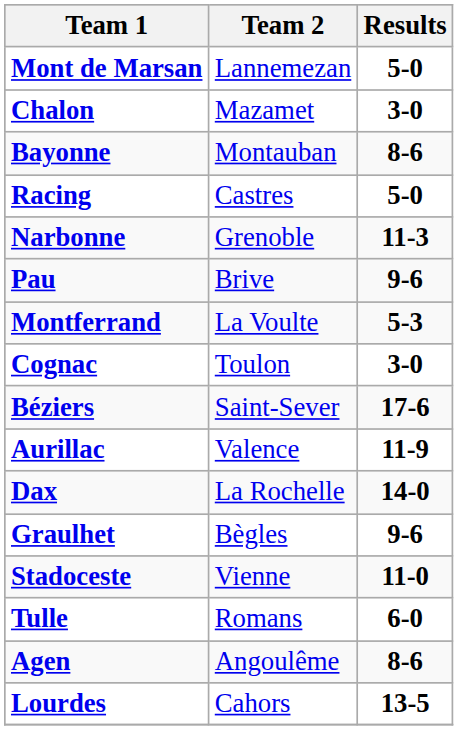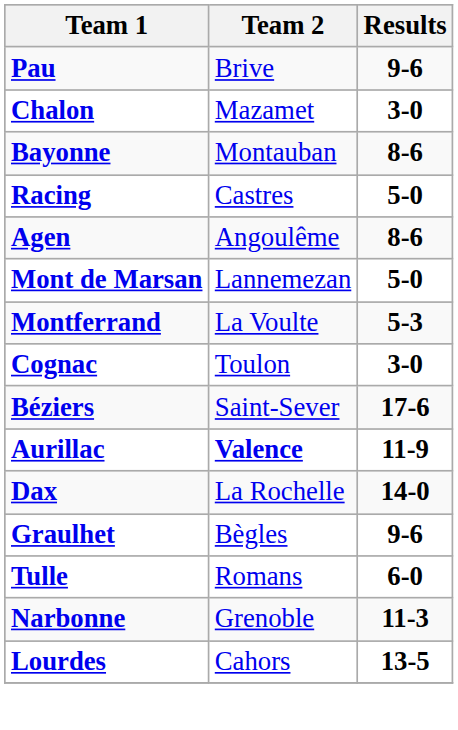rows swapped: (33, 279) <-> (107, 68)
rows swapped: (68, 237) <-> (41, 661)
(257, 449) normal -> (259, 449) bold
- row: (71, 576)
